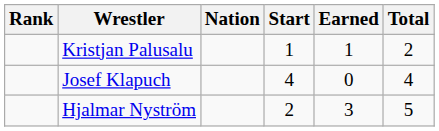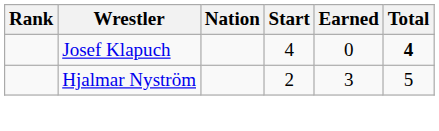- row: (128, 49)
(408, 79) normal -> (408, 49) bold
